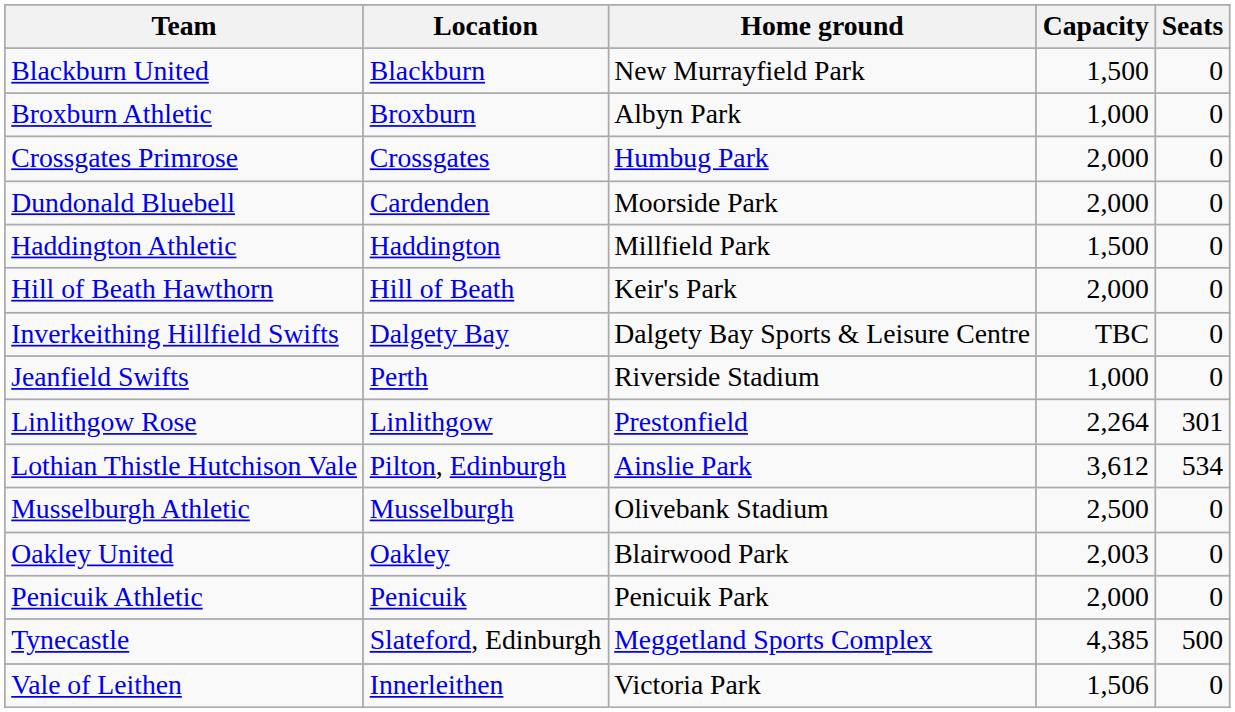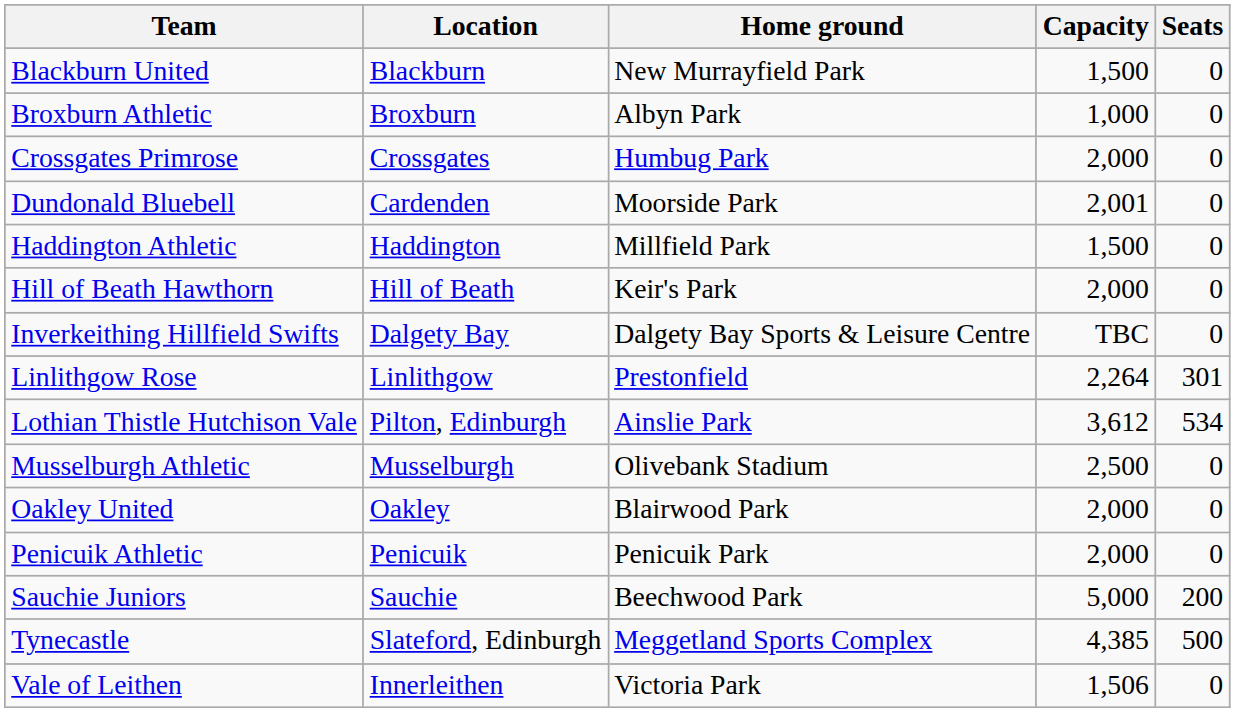(1118, 202) 2,000 -> (1118, 202) 2,001
- row: (100, 377)
(1118, 553) 2,003 -> (1118, 509) 2,000
+ row: (99, 597)
